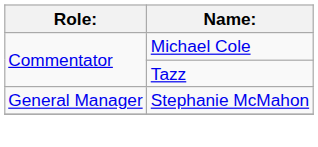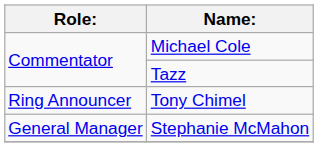+ row: (198, 101)
